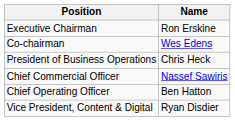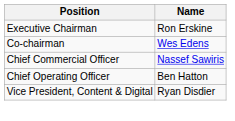- row: (81, 60)
